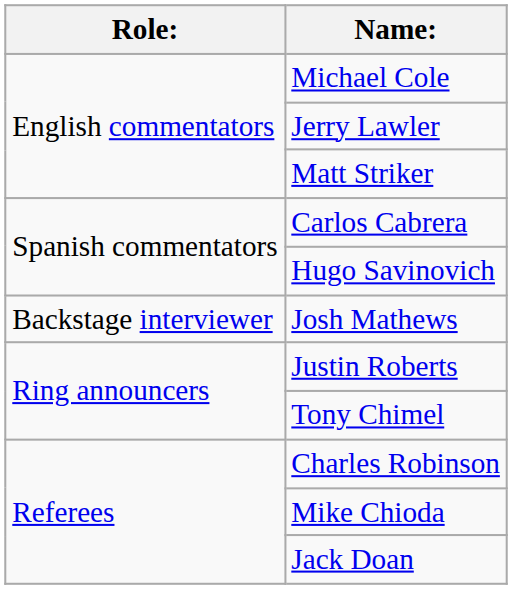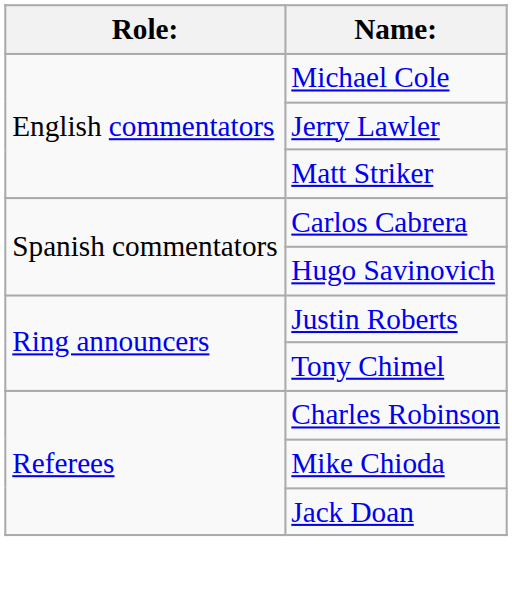- row: (374, 318)
